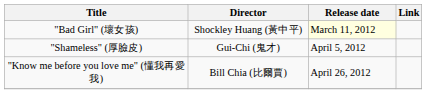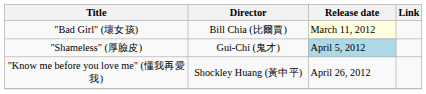(248, 29) Shockley Huang (黃中平) -> (248, 29) Bill Chia (比爾賈)
(338, 47) no background -> (338, 47) lightblue background
(248, 72) Bill Chia (比爾賈) -> (248, 72) Shockley Huang (黃中平)
